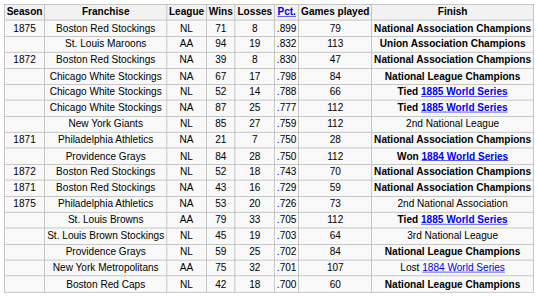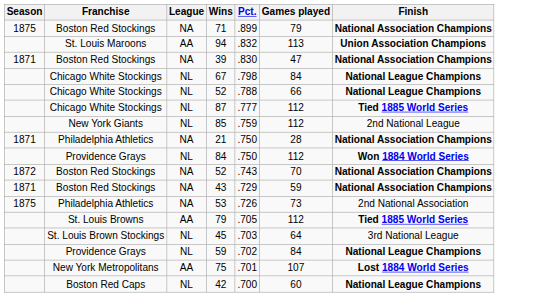- column: (255, 12)
(187, 28) NL -> (187, 28) NA
(25, 60) 1872 -> (25, 60) 1871
(187, 76) NA -> (187, 76) NL
(453, 92) Tied 1885 World Series -> (413, 92) National League Champions
(187, 108) NA -> (187, 108) NL
(187, 172) NL -> (187, 172) NA
(453, 268) normal -> (413, 268) bold
